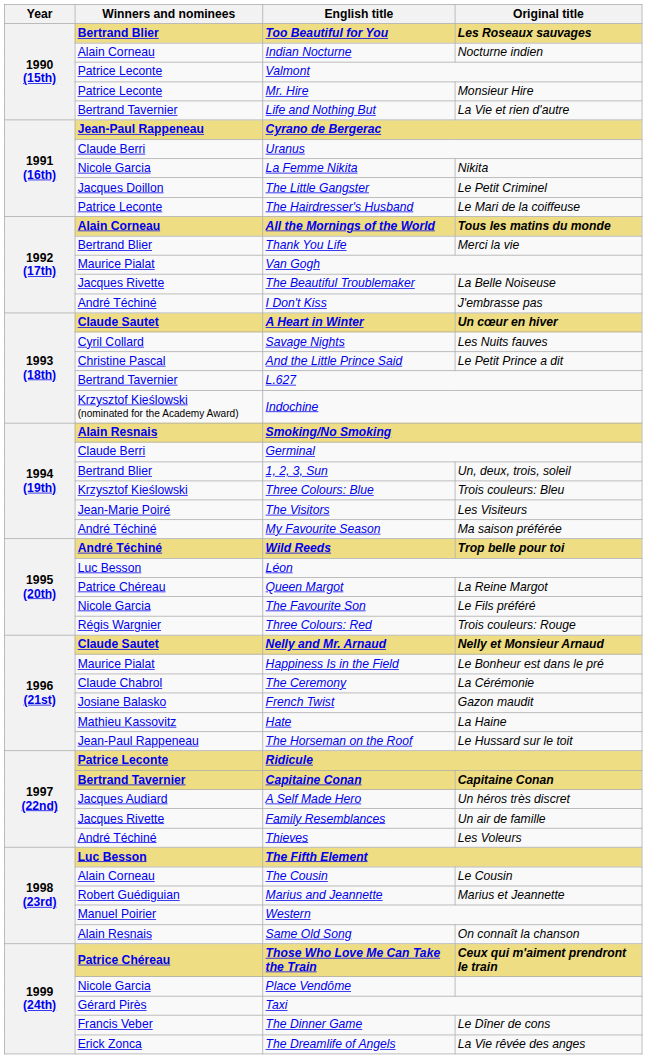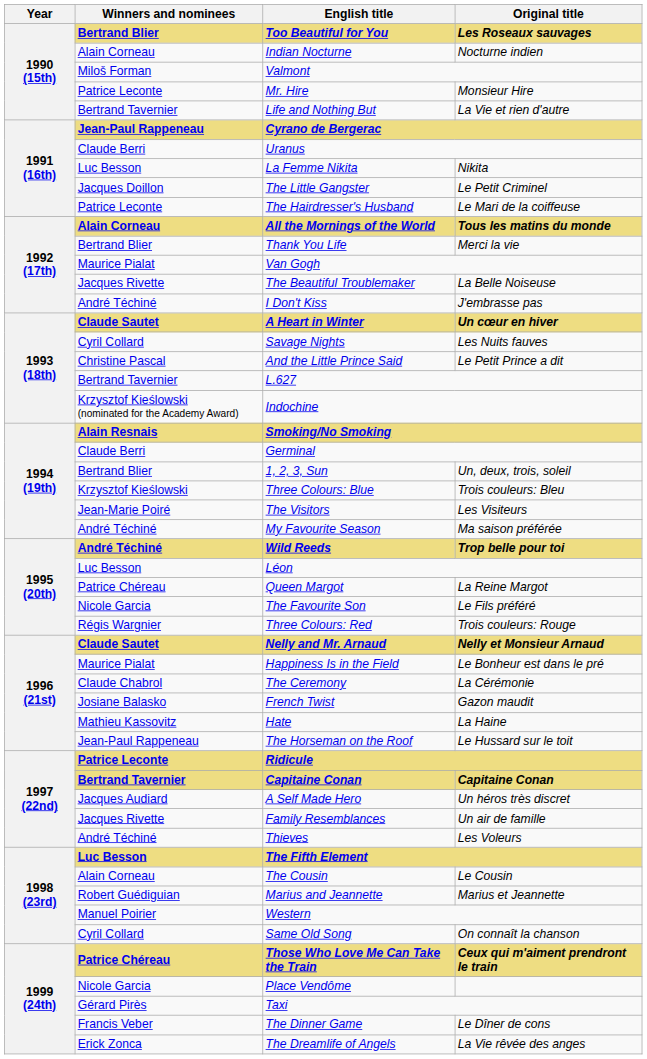(120, 71) Patrice Leconte -> (114, 71) Miloš Forman
(114, 168) Nicole Garcia -> (109, 168) Luc Besson
(115, 934) Alain Resnais -> (111, 934) Cyril Collard
